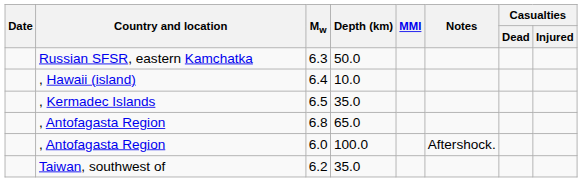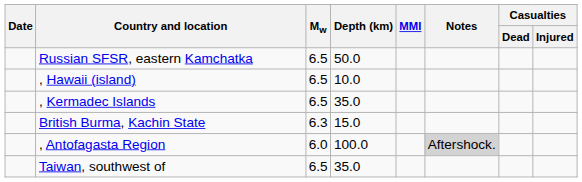(318, 58) 6.3 -> (318, 58) 6.5
(318, 79) 6.4 -> (318, 79) 6.5
+ row: (122, 123)
- row: (102, 123)
(462, 144) no background -> (462, 144) lightgrey background
(318, 166) 6.2 -> (318, 166) 6.5
